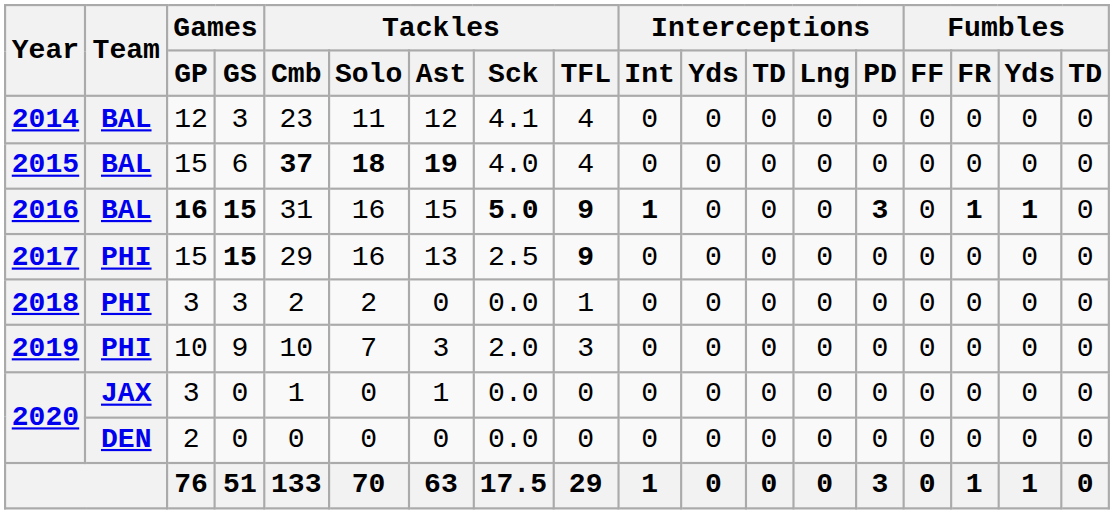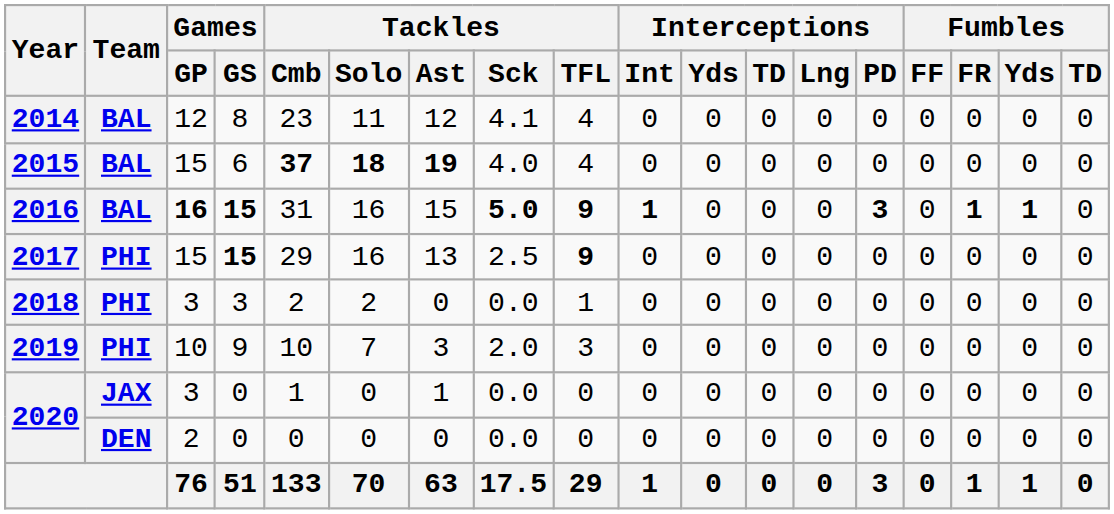(240, 119) 3 -> (240, 119) 8
